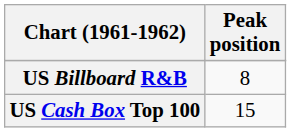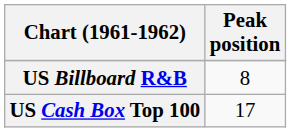(245, 110) 15 -> (245, 110) 17
